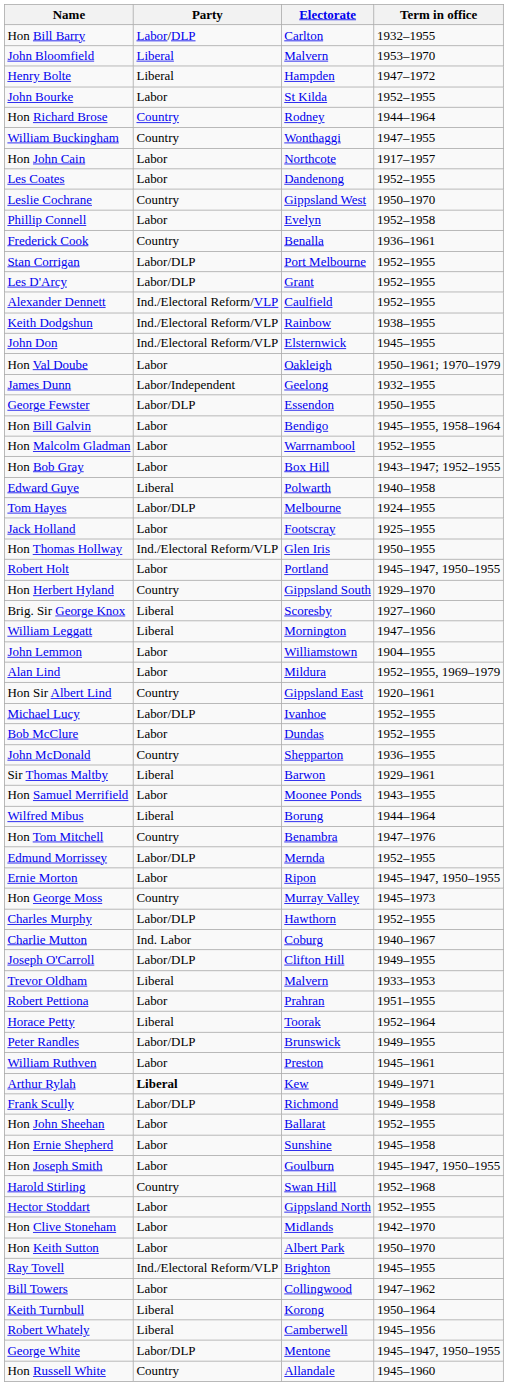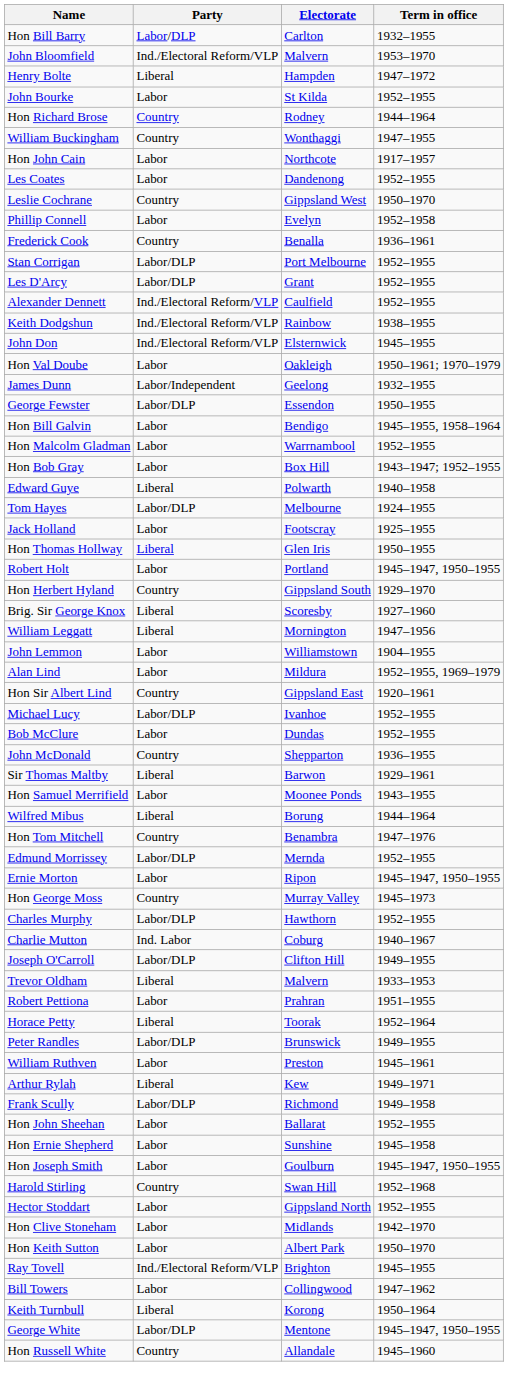(155, 55) Liberal -> (207, 55) Ind./Electoral Reform/VLP
(207, 549) Ind./Electoral Reform/VLP -> (155, 549) Liberal
(157, 1083) bold -> (155, 1083) normal
- row: (48, 1330)
